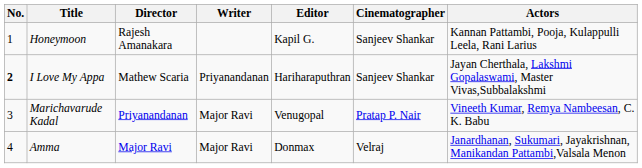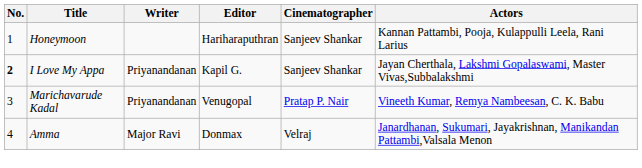- column: (156, 13)
(294, 38) Kapil G. -> (240, 38) Hariharaputhran
(312, 77) Hariharaputhran -> (222, 70) Kapil G.
(226, 115) Major Ravi -> (162, 102) Priyanandanan
